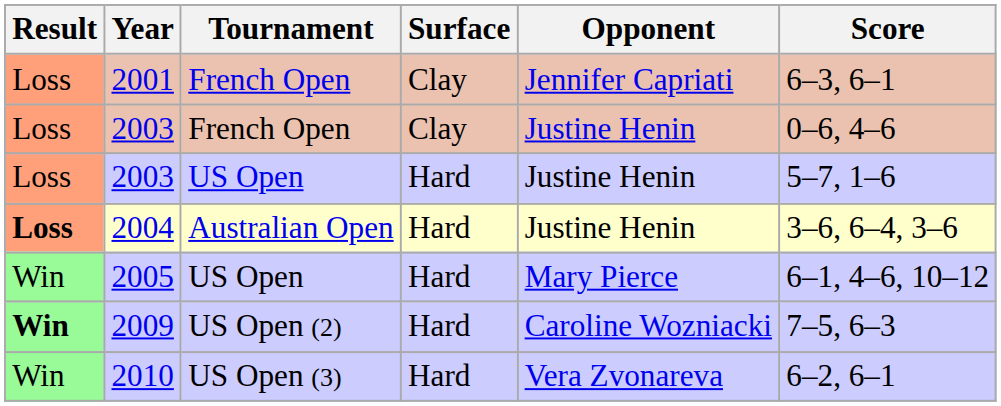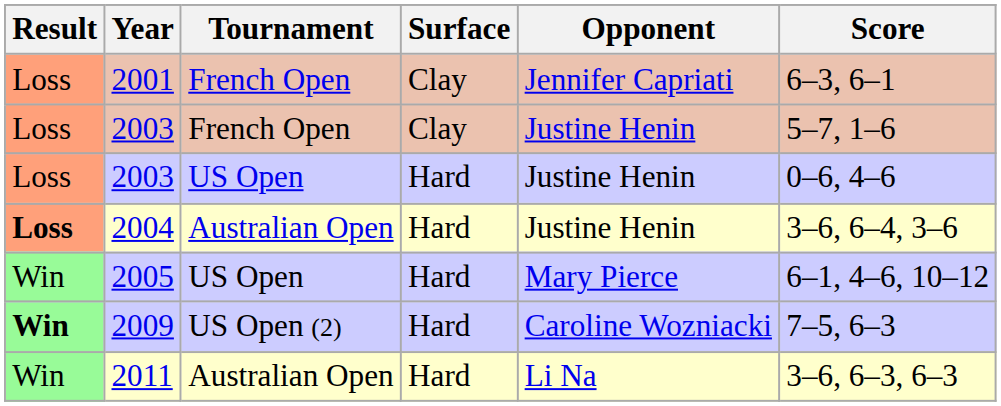(841, 128) 0–6, 4–6 -> (841, 128) 5–7, 1–6
(841, 177) 5–7, 1–6 -> (841, 177) 0–6, 4–6
- row: (143, 375)
+ row: (142, 375)
